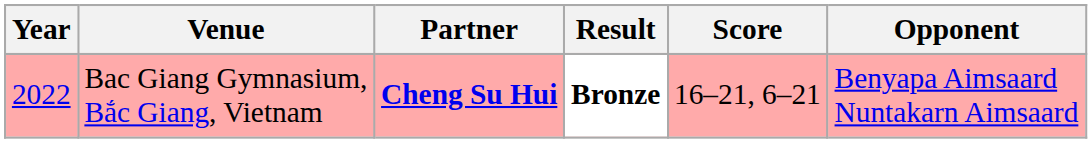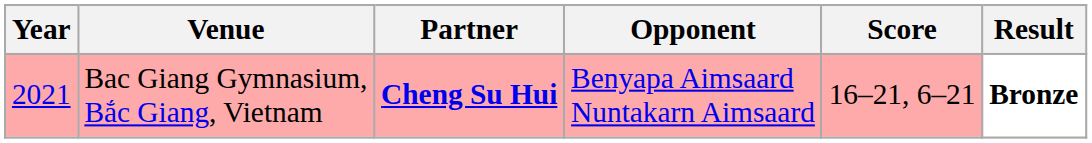columns swapped: (956, 29) <-> (616, 29)
(41, 94) 2022 -> (41, 94) 2021
